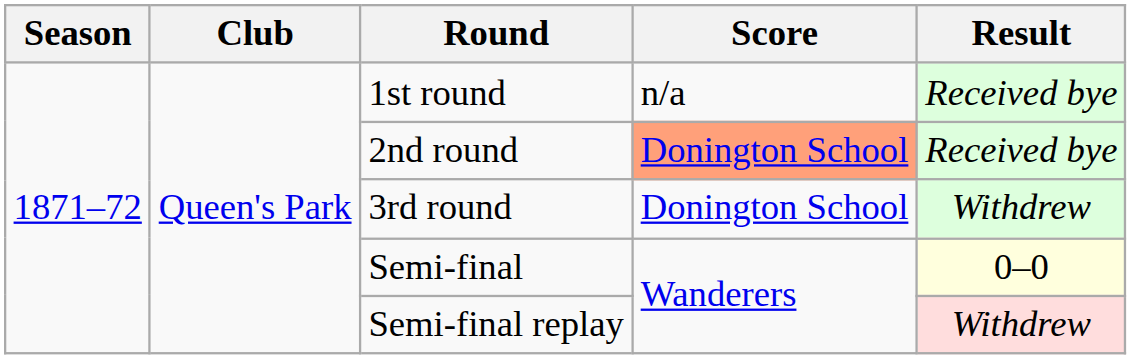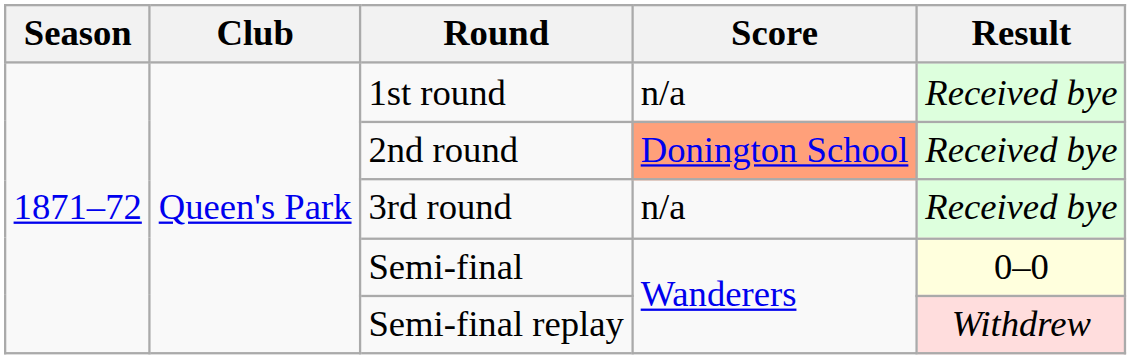(775, 207) Donington School -> (663, 207) n/a
(1021, 207) Withdrew -> (1021, 207) Received bye
